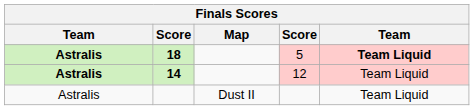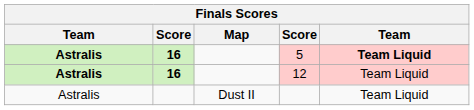(174, 54) 18 -> (174, 54) 16
(174, 74) 14 -> (174, 74) 16
